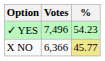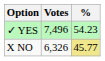(56, 47) 6,366 -> (56, 47) 6,326
